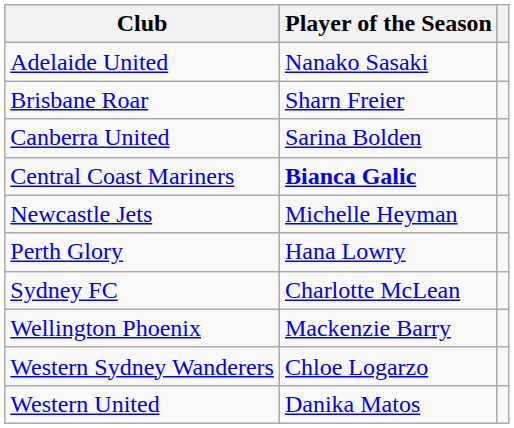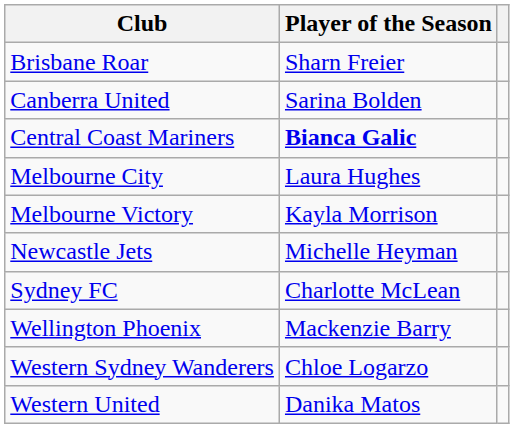- row: (89, 61)
+ row: (87, 175)
+ row: (102, 213)
- row: (67, 251)
